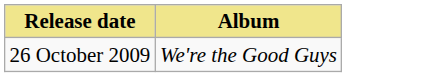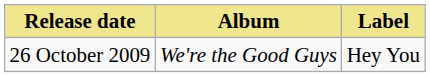+ column: (383, 21)
